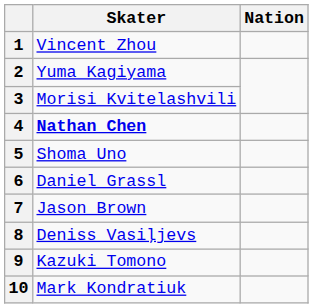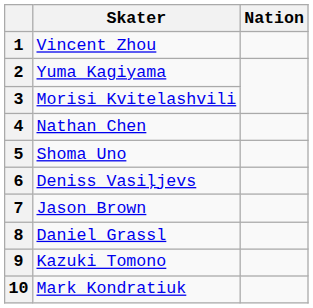(91, 127) bold -> (91, 127) normal
(101, 181) Daniel Grassl -> (116, 181) Deniss Vasiļjevs
(116, 235) Deniss Vasiļjevs -> (101, 235) Daniel Grassl
